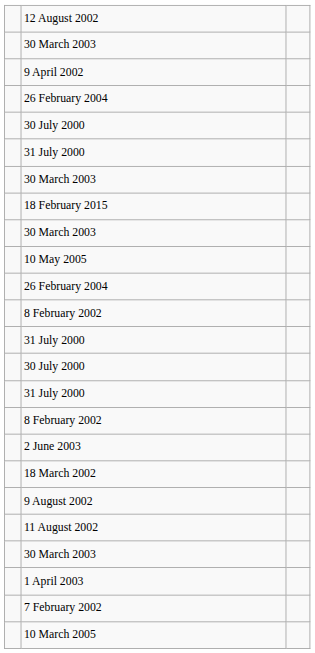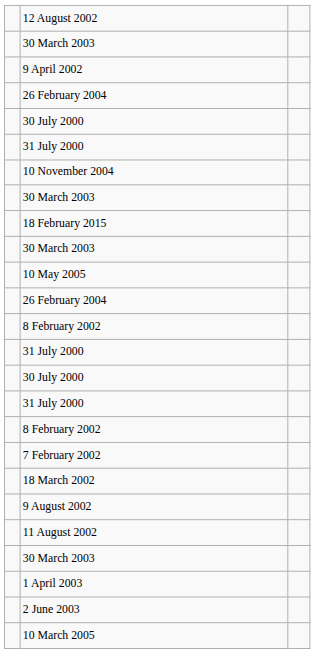+ row: (12, 172)
rows swapped: (13, 608) <-> (13, 447)
